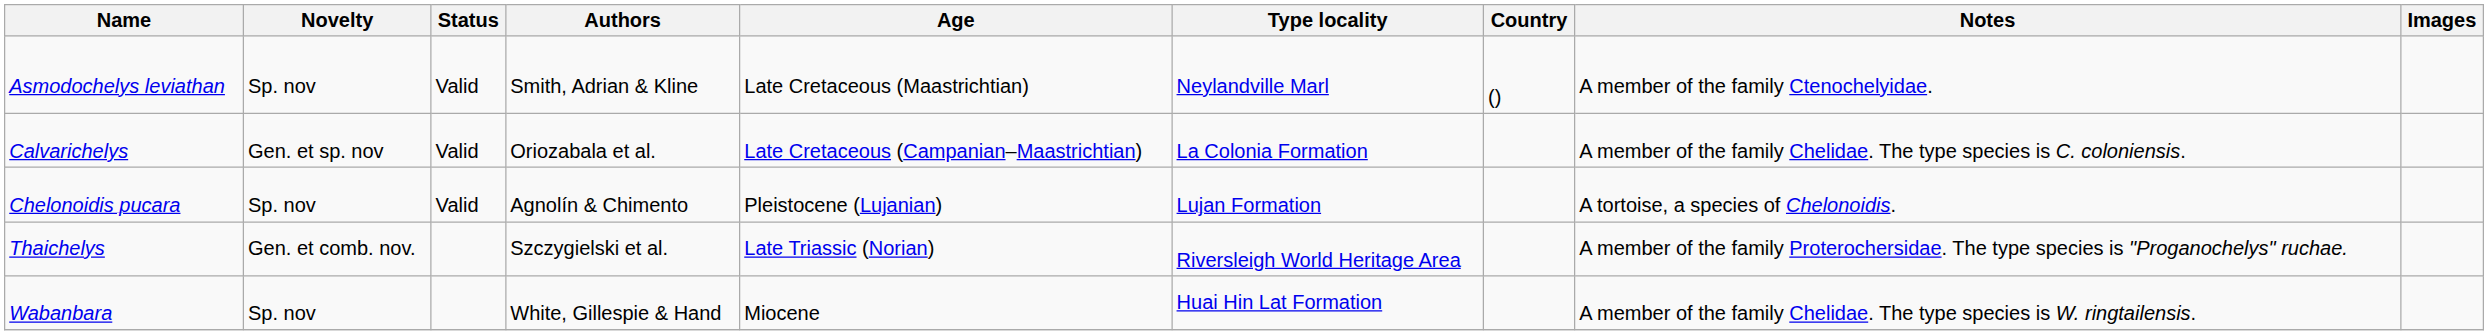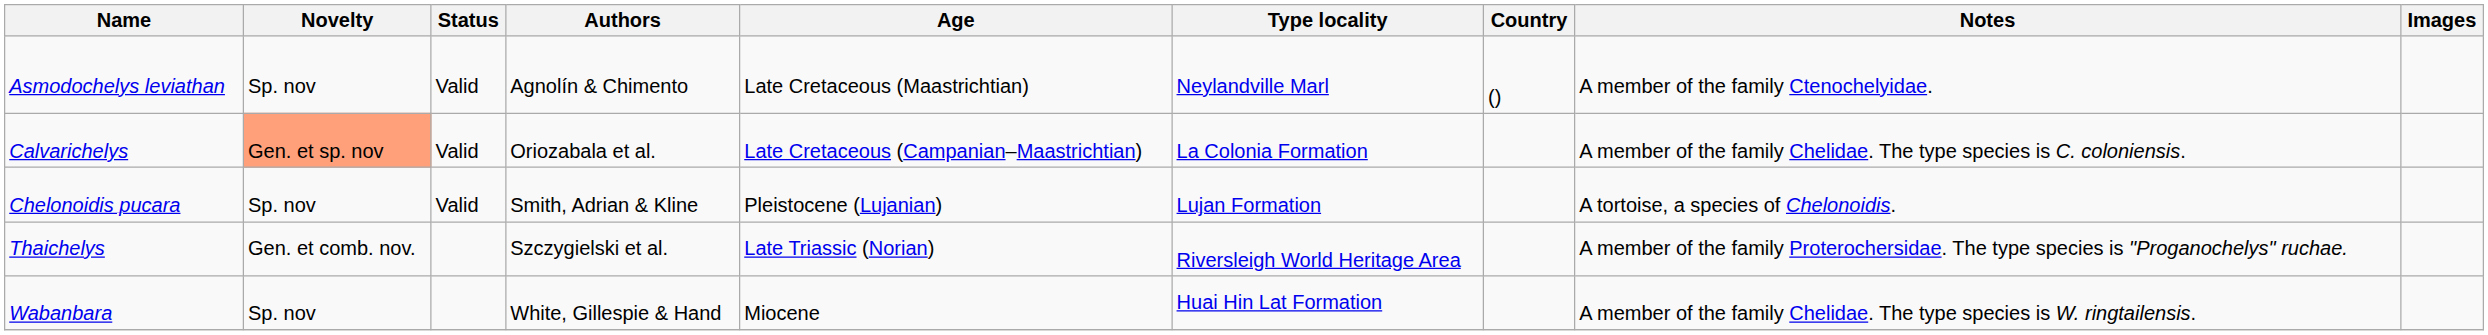(604, 85) Smith, Adrian & Kline -> (599, 85) Agnolín & Chimento
(316, 151) no background -> (316, 151) lightsalmon background
(599, 205) Agnolín & Chimento -> (604, 205) Smith, Adrian & Kline
